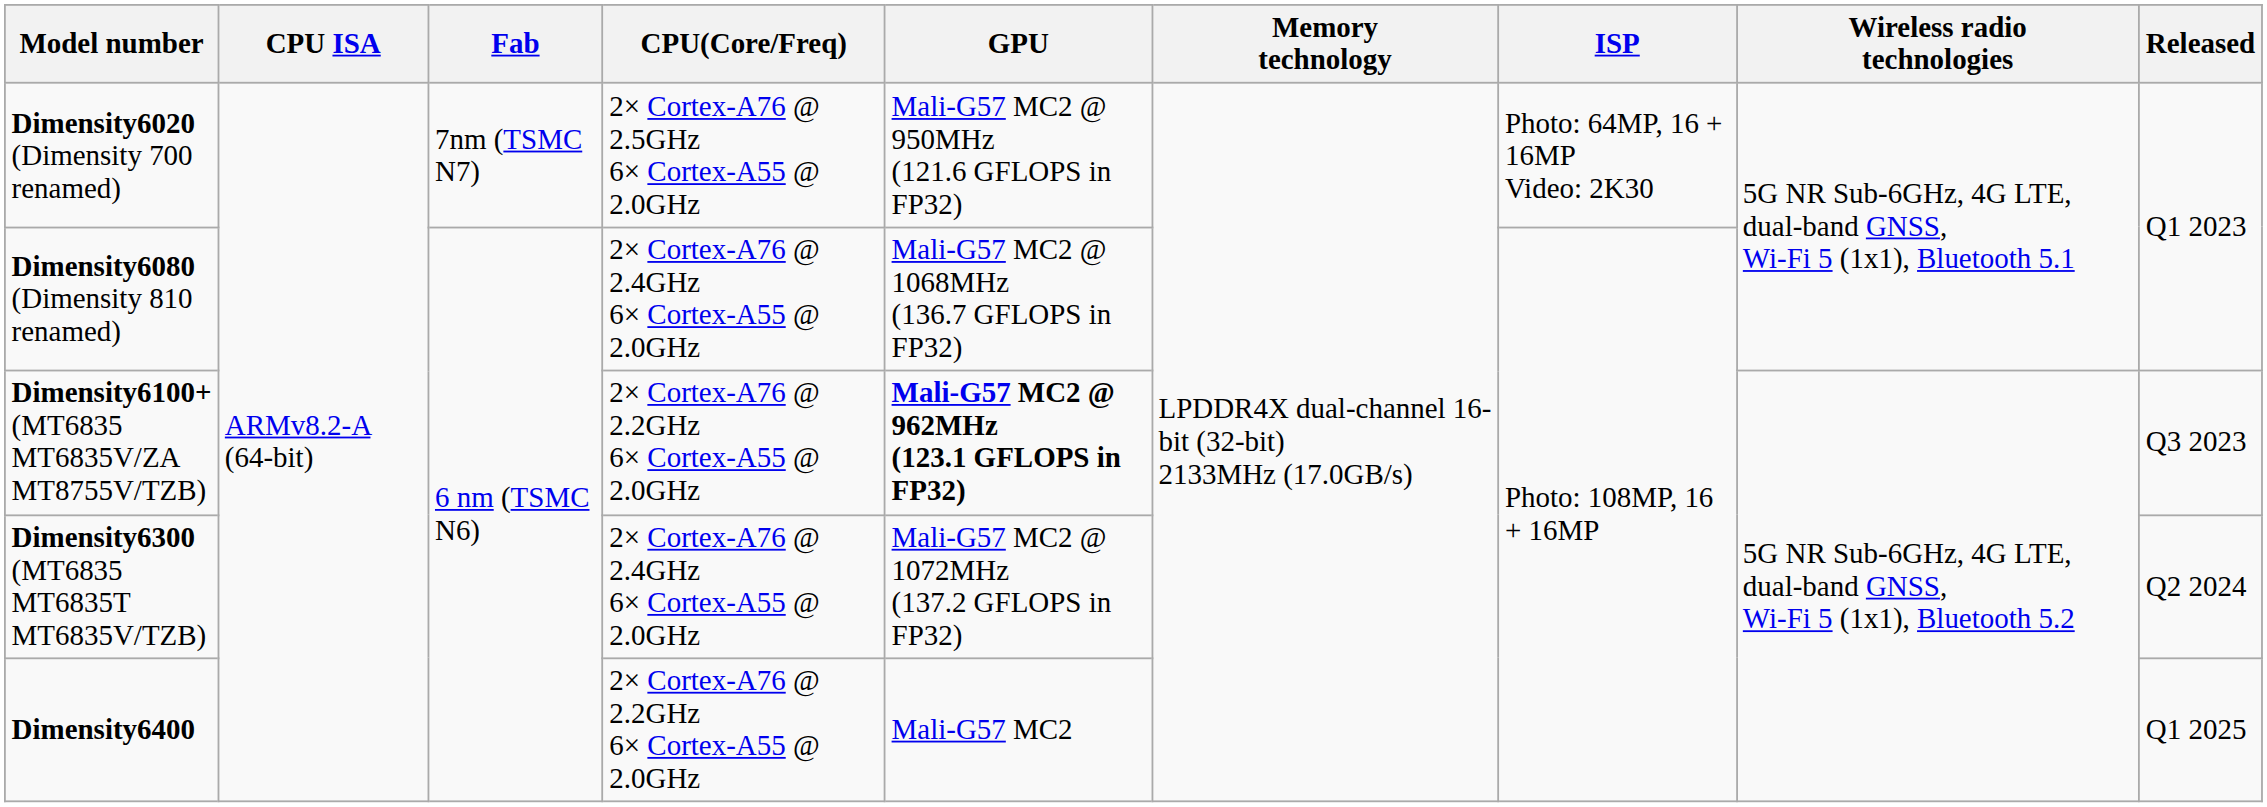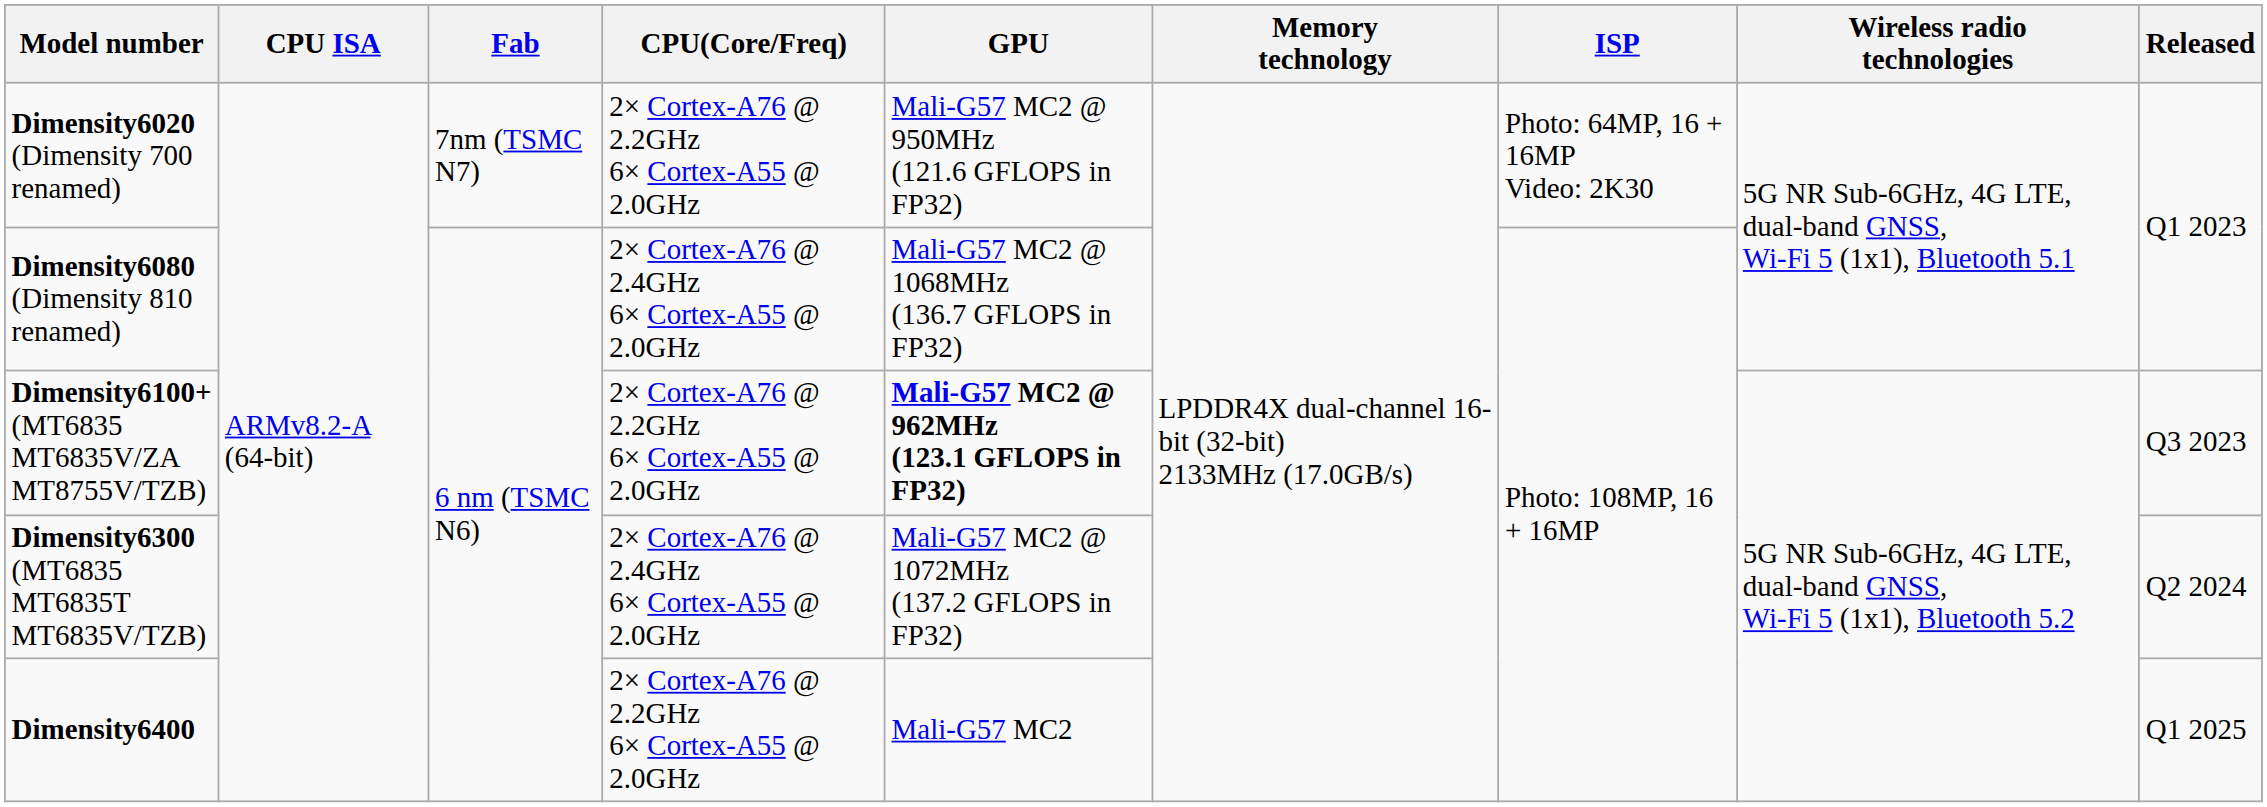(714, 154) 2× Cortex-A76 @ 2.5GHz 6× Cortex-A55 @ 2.0GHz -> (714, 154) 2× Cortex-A76 @ 2.2GHz 6× Cortex-A55 @ 2.0GHz
